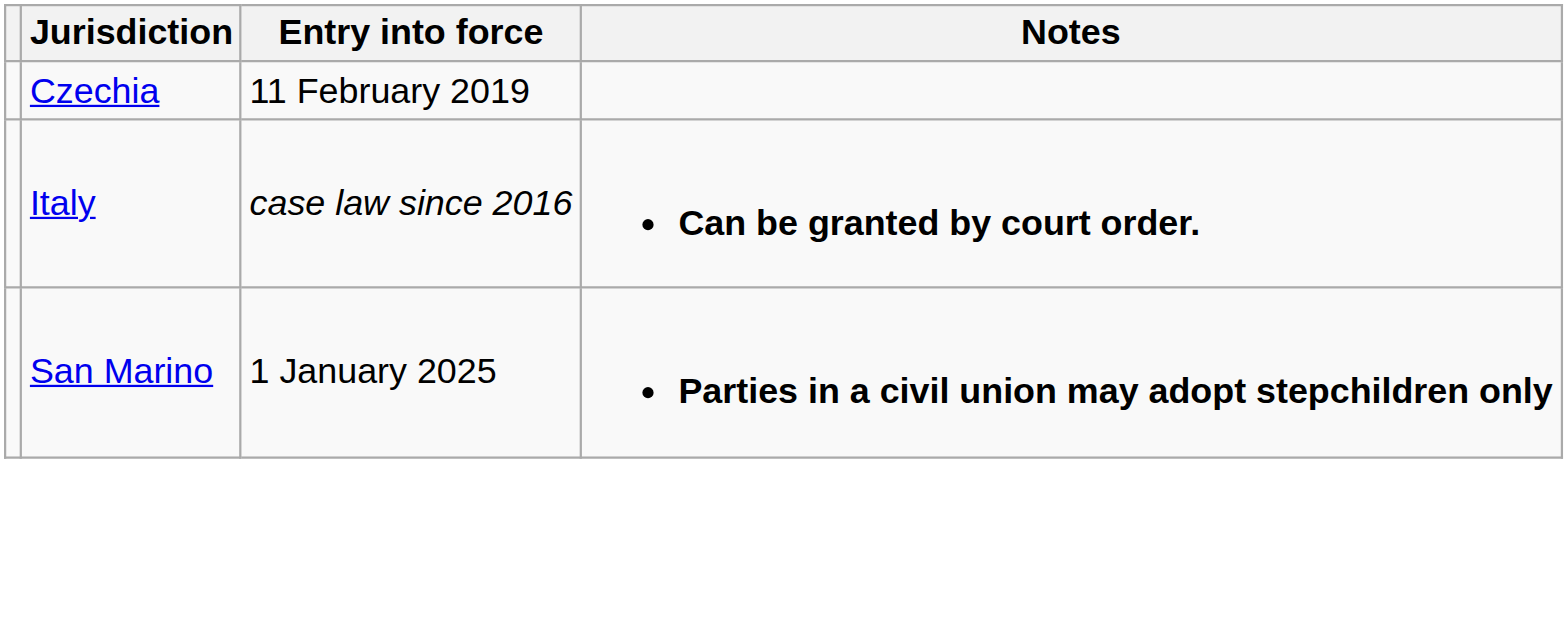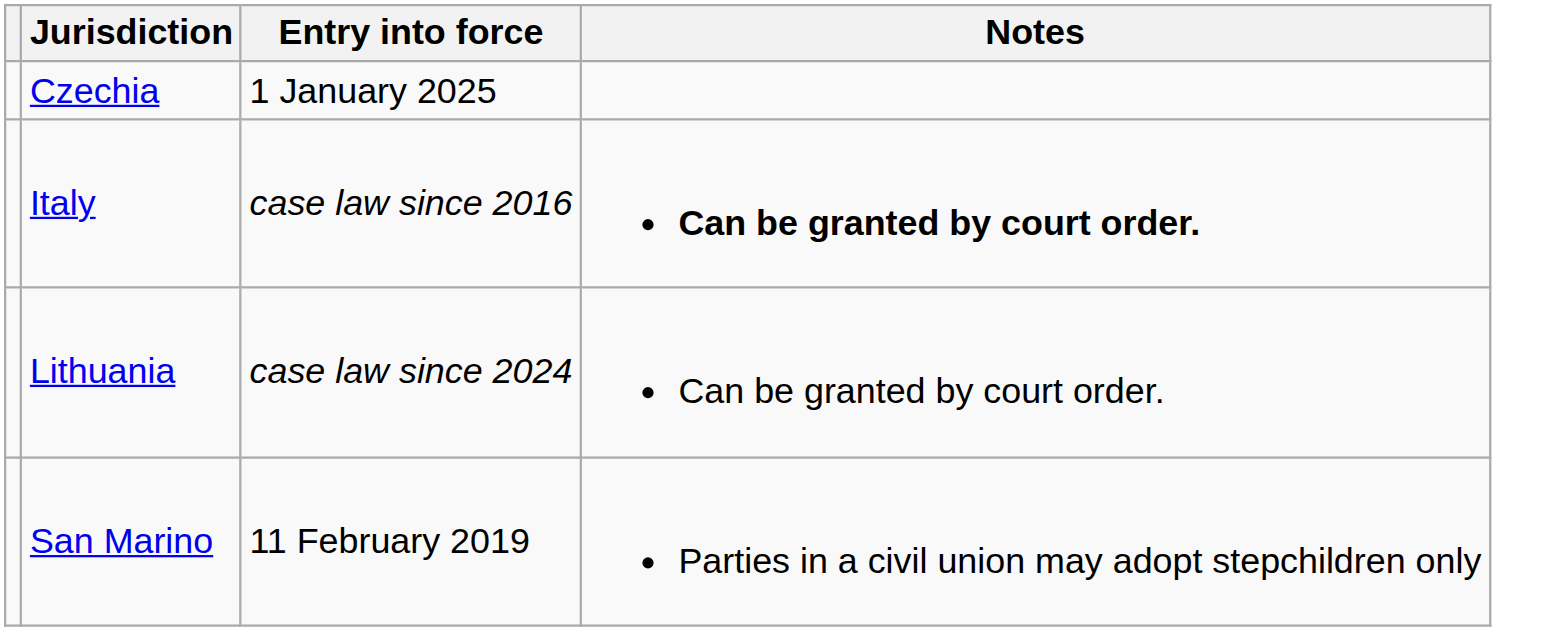(390, 89) 11 February 2019 -> (373, 89) 1 January 2025
+ row: (103, 371)
(373, 371) 1 January 2025 -> (390, 540) 11 February 2019
(1071, 392) bold -> (1035, 561) normal
